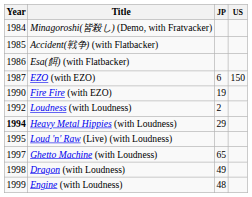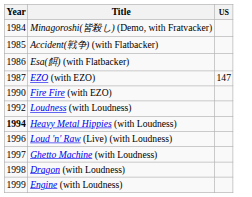- column: (221, 12)
(238, 78) 150 -> (224, 78) 147
(16, 139) 1995 -> (16, 139) 1996
